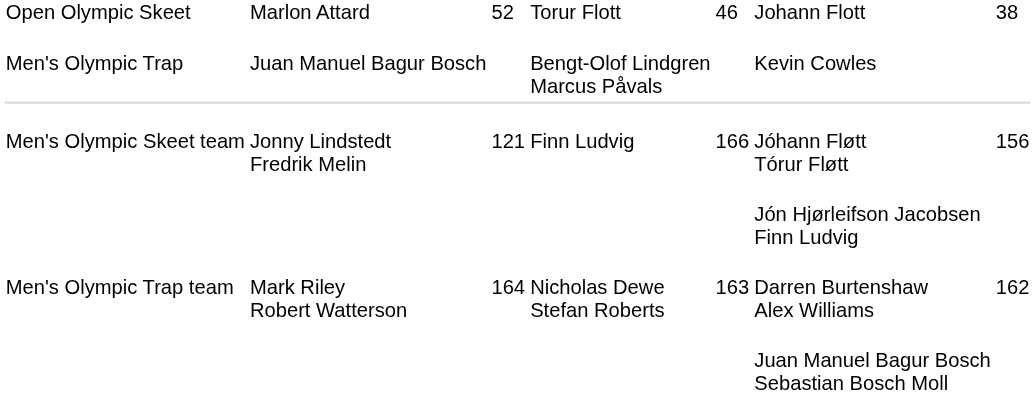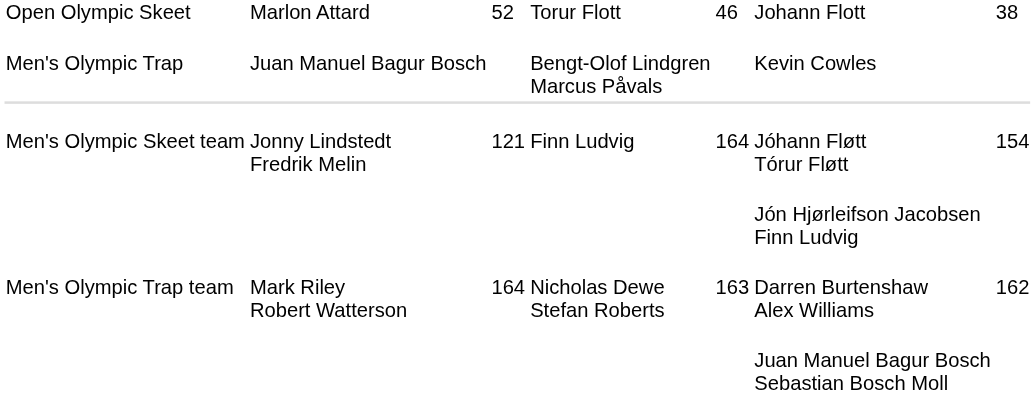(732, 141) 166 -> (732, 141) 164
(1013, 141) 156 -> (1013, 141) 154
